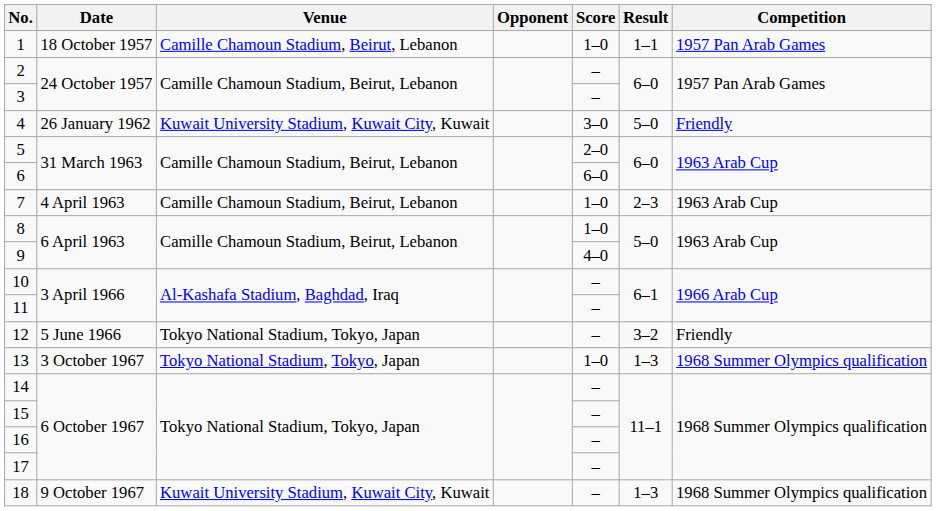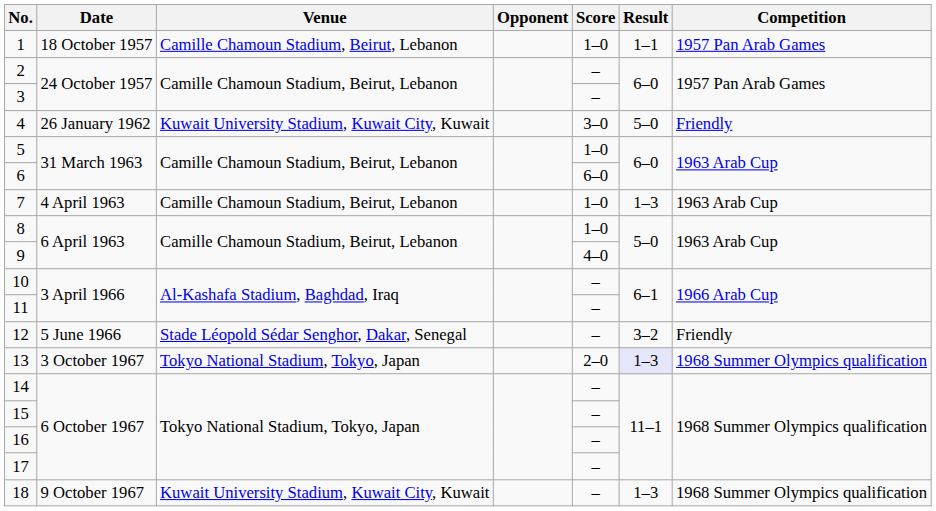(596, 149) 2–0 -> (596, 149) 1–0
(646, 202) 2–3 -> (646, 202) 1–3
(290, 334) Tokyo National Stadium, Tokyo, Japan -> (313, 334) Stade Léopold Sédar Senghor, Dakar, Senegal
(596, 360) 1–0 -> (596, 360) 2–0
(646, 360) no background -> (646, 360) lavender background
